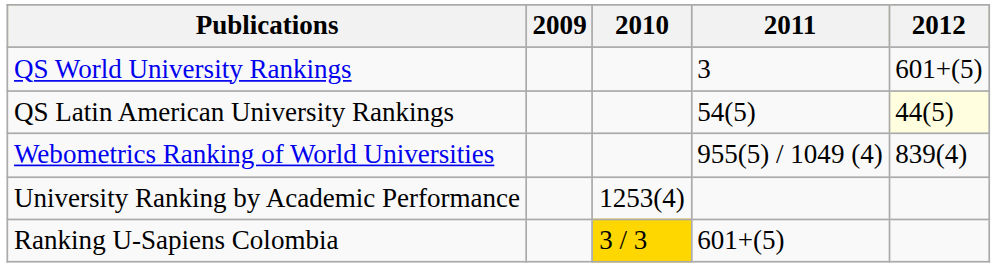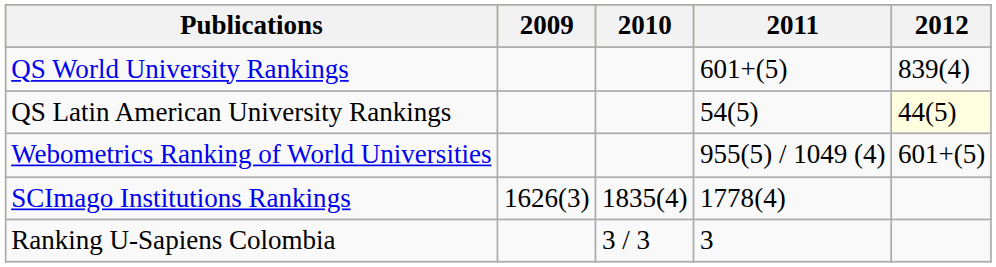(704, 68) 3 -> (744, 68) 601+(5)
(939, 68) 601+(5) -> (934, 68) 839(4)
(931, 154) 839(4) -> (942, 154) 601+(5)
- row: (267, 197)
+ row: (181, 197)
(623, 240) gold background -> (626, 240) no background
(741, 240) 601+(5) -> (707, 240) 3
